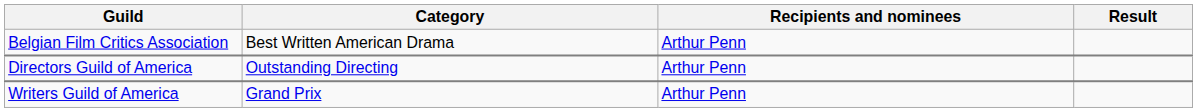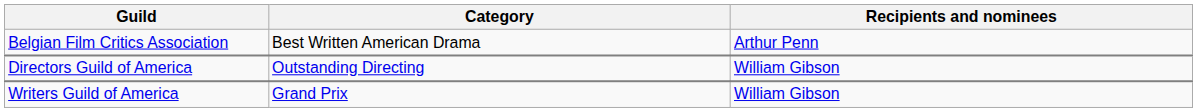- column: (1133, 17)
(704, 68) Arthur Penn -> (787, 68) William Gibson
(704, 94) Arthur Penn -> (787, 94) William Gibson
